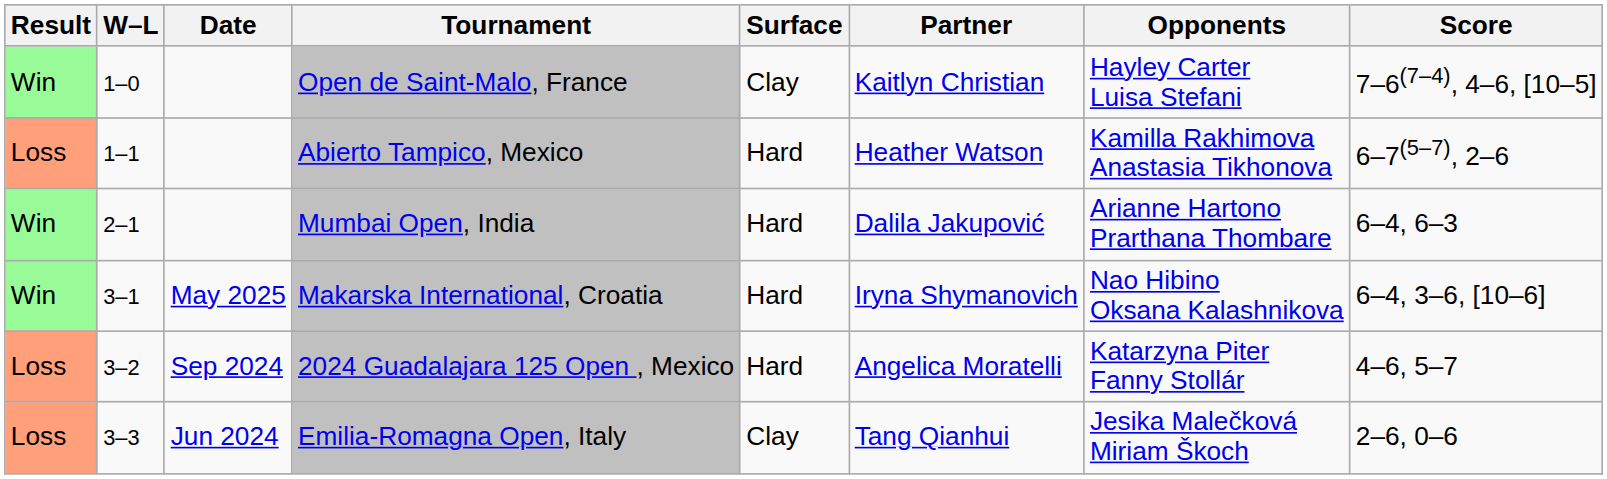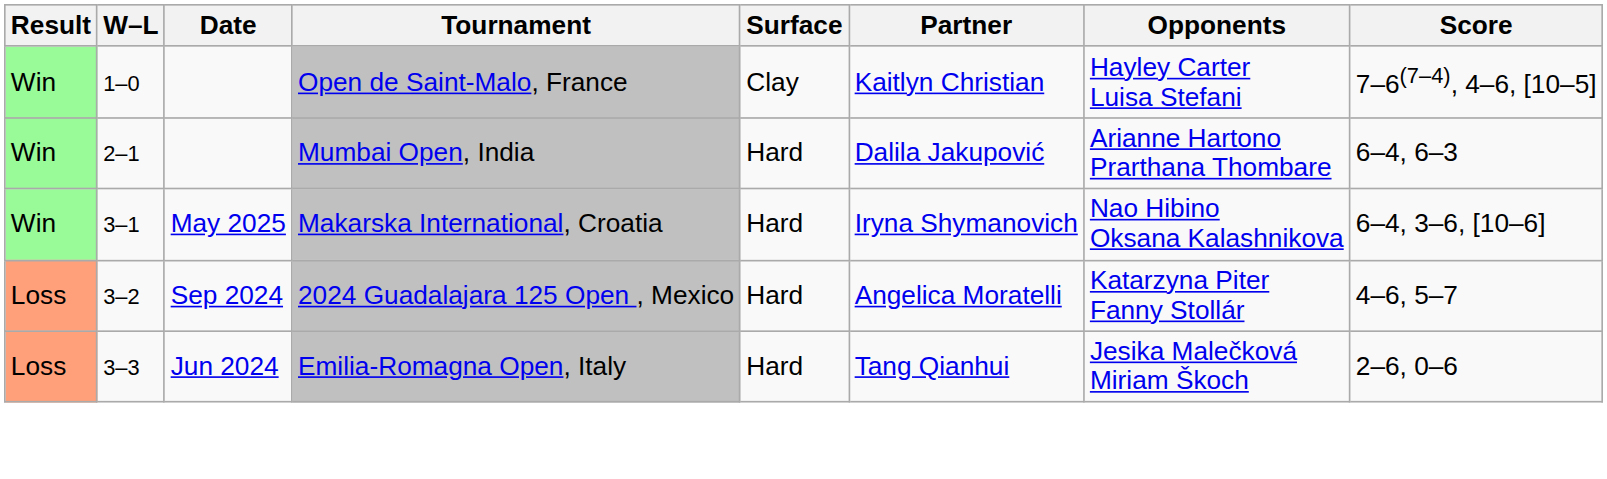- row: (441, 152)
(773, 437) Clay -> (775, 366) Hard
